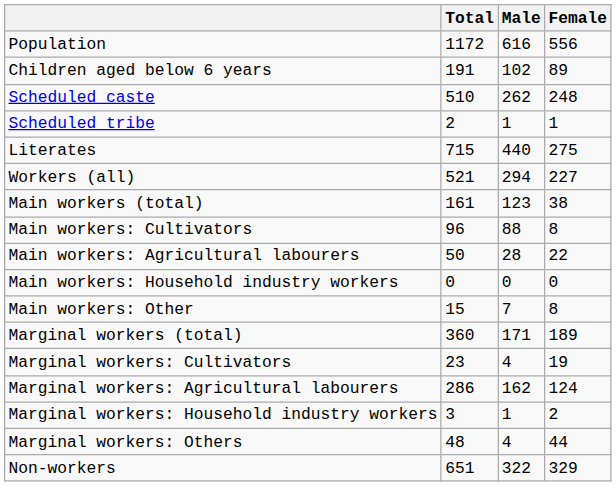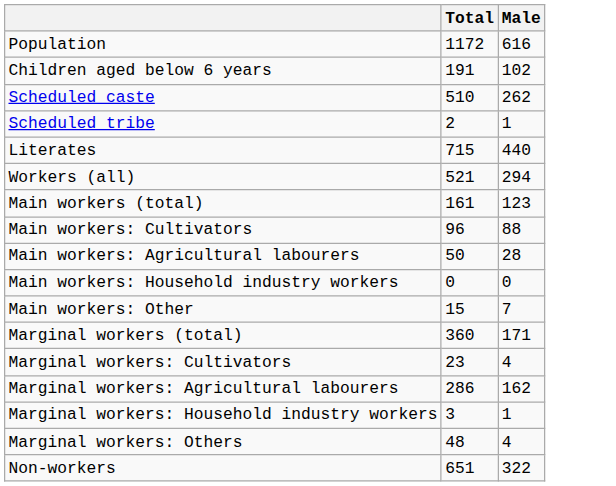- column: (578, 18)
